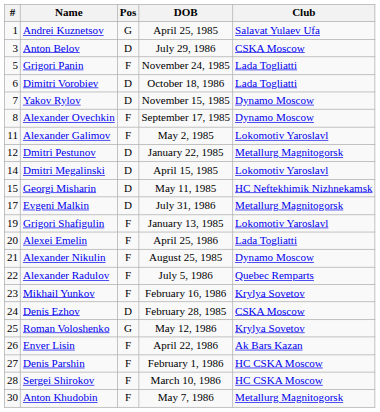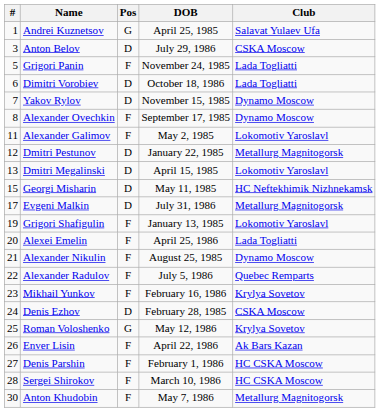(12, 170) 14 -> (12, 170) 13
